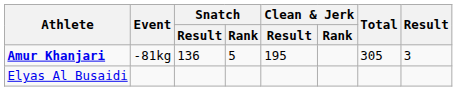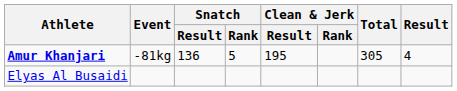(408, 55) 3 -> (408, 55) 4
